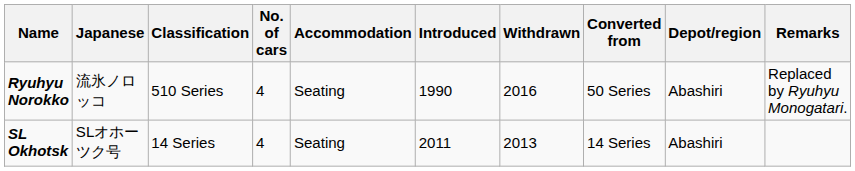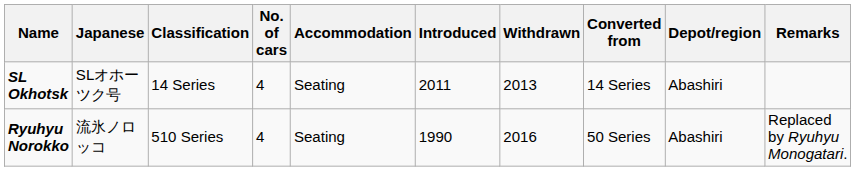rows swapped: (38, 91) <-> (38, 143)
